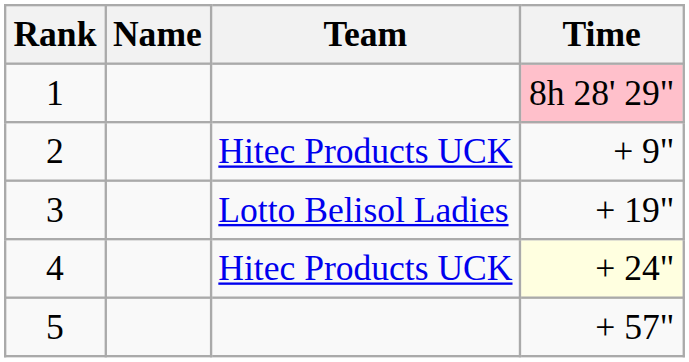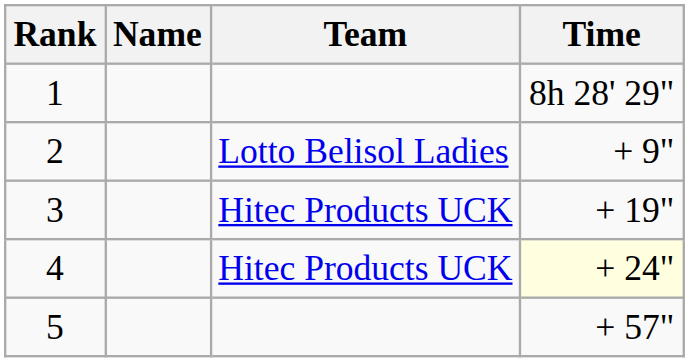(602, 92) pink background -> (602, 92) no background
(365, 151) Hitec Products UCK -> (363, 151) Lotto Belisol Ladies
(363, 209) Lotto Belisol Ladies -> (365, 209) Hitec Products UCK
